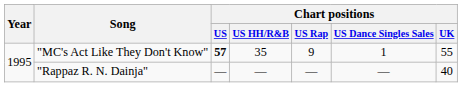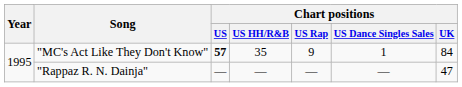(447, 52) 55 -> (447, 52) 84
(447, 71) 40 -> (447, 71) 47
